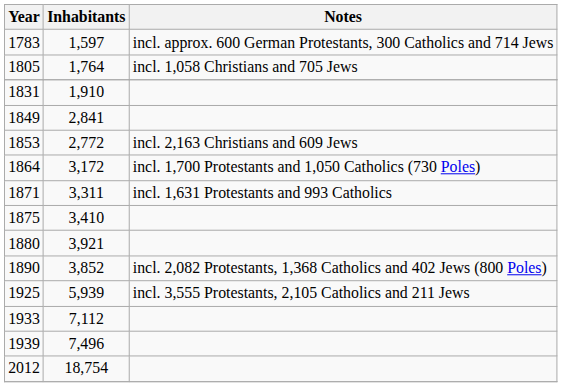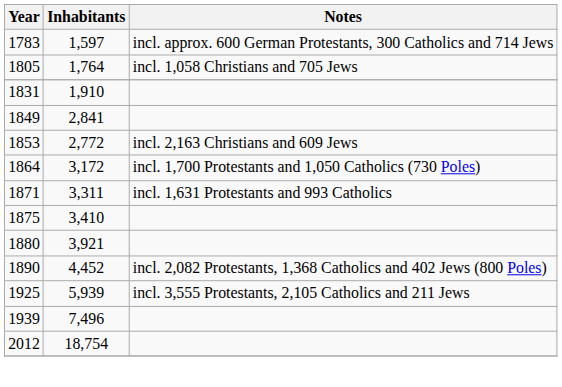(86, 268) 3,852 -> (86, 268) 4,452
- row: (24, 318)
